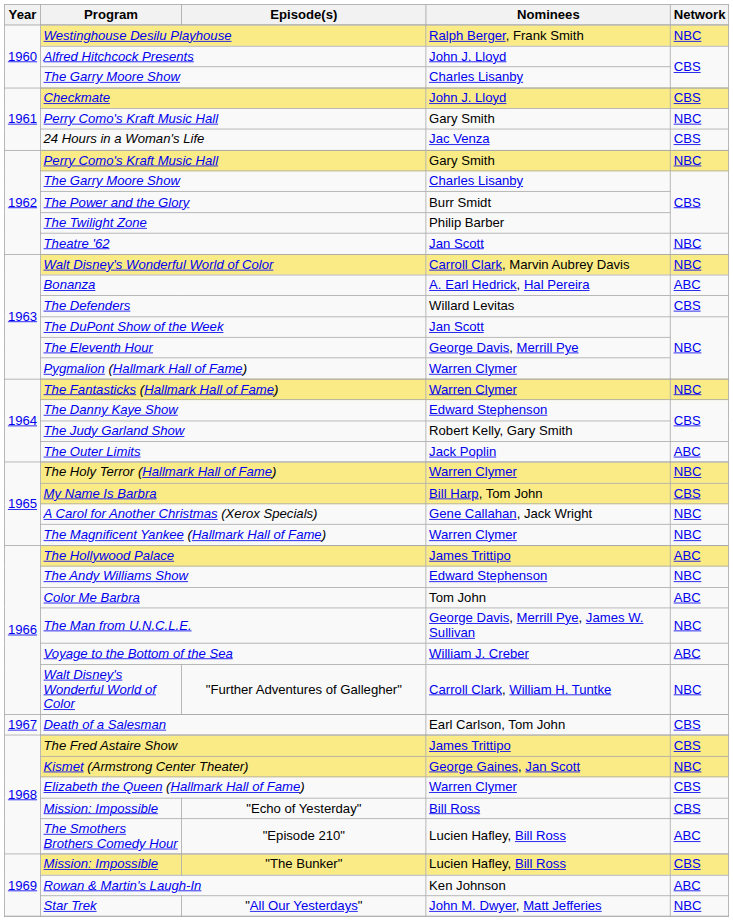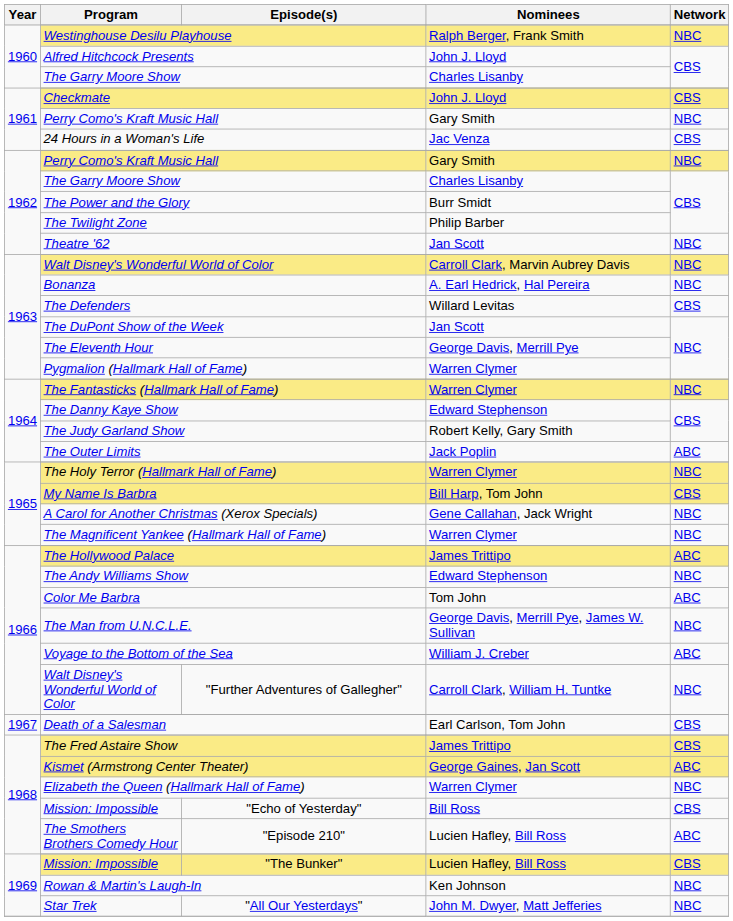(687, 285) ABC -> (688, 285) NBC
(688, 766) NBC -> (687, 766) ABC
(687, 787) CBS -> (688, 787) NBC
(687, 885) ABC -> (688, 885) NBC
